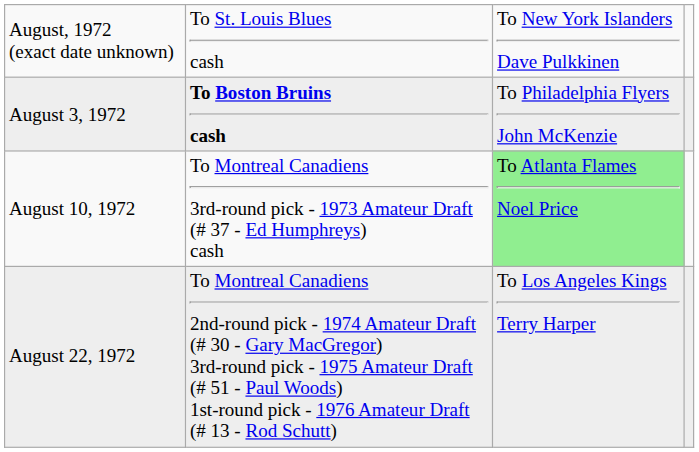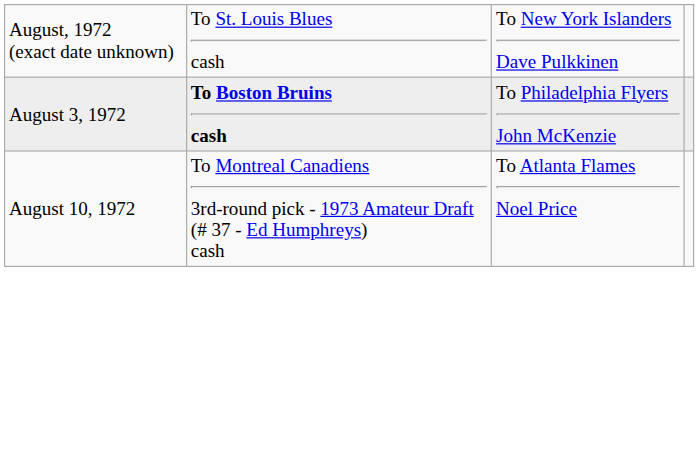(589, 187) lightgreen background -> (588, 187) no background
- row: (72, 356)
